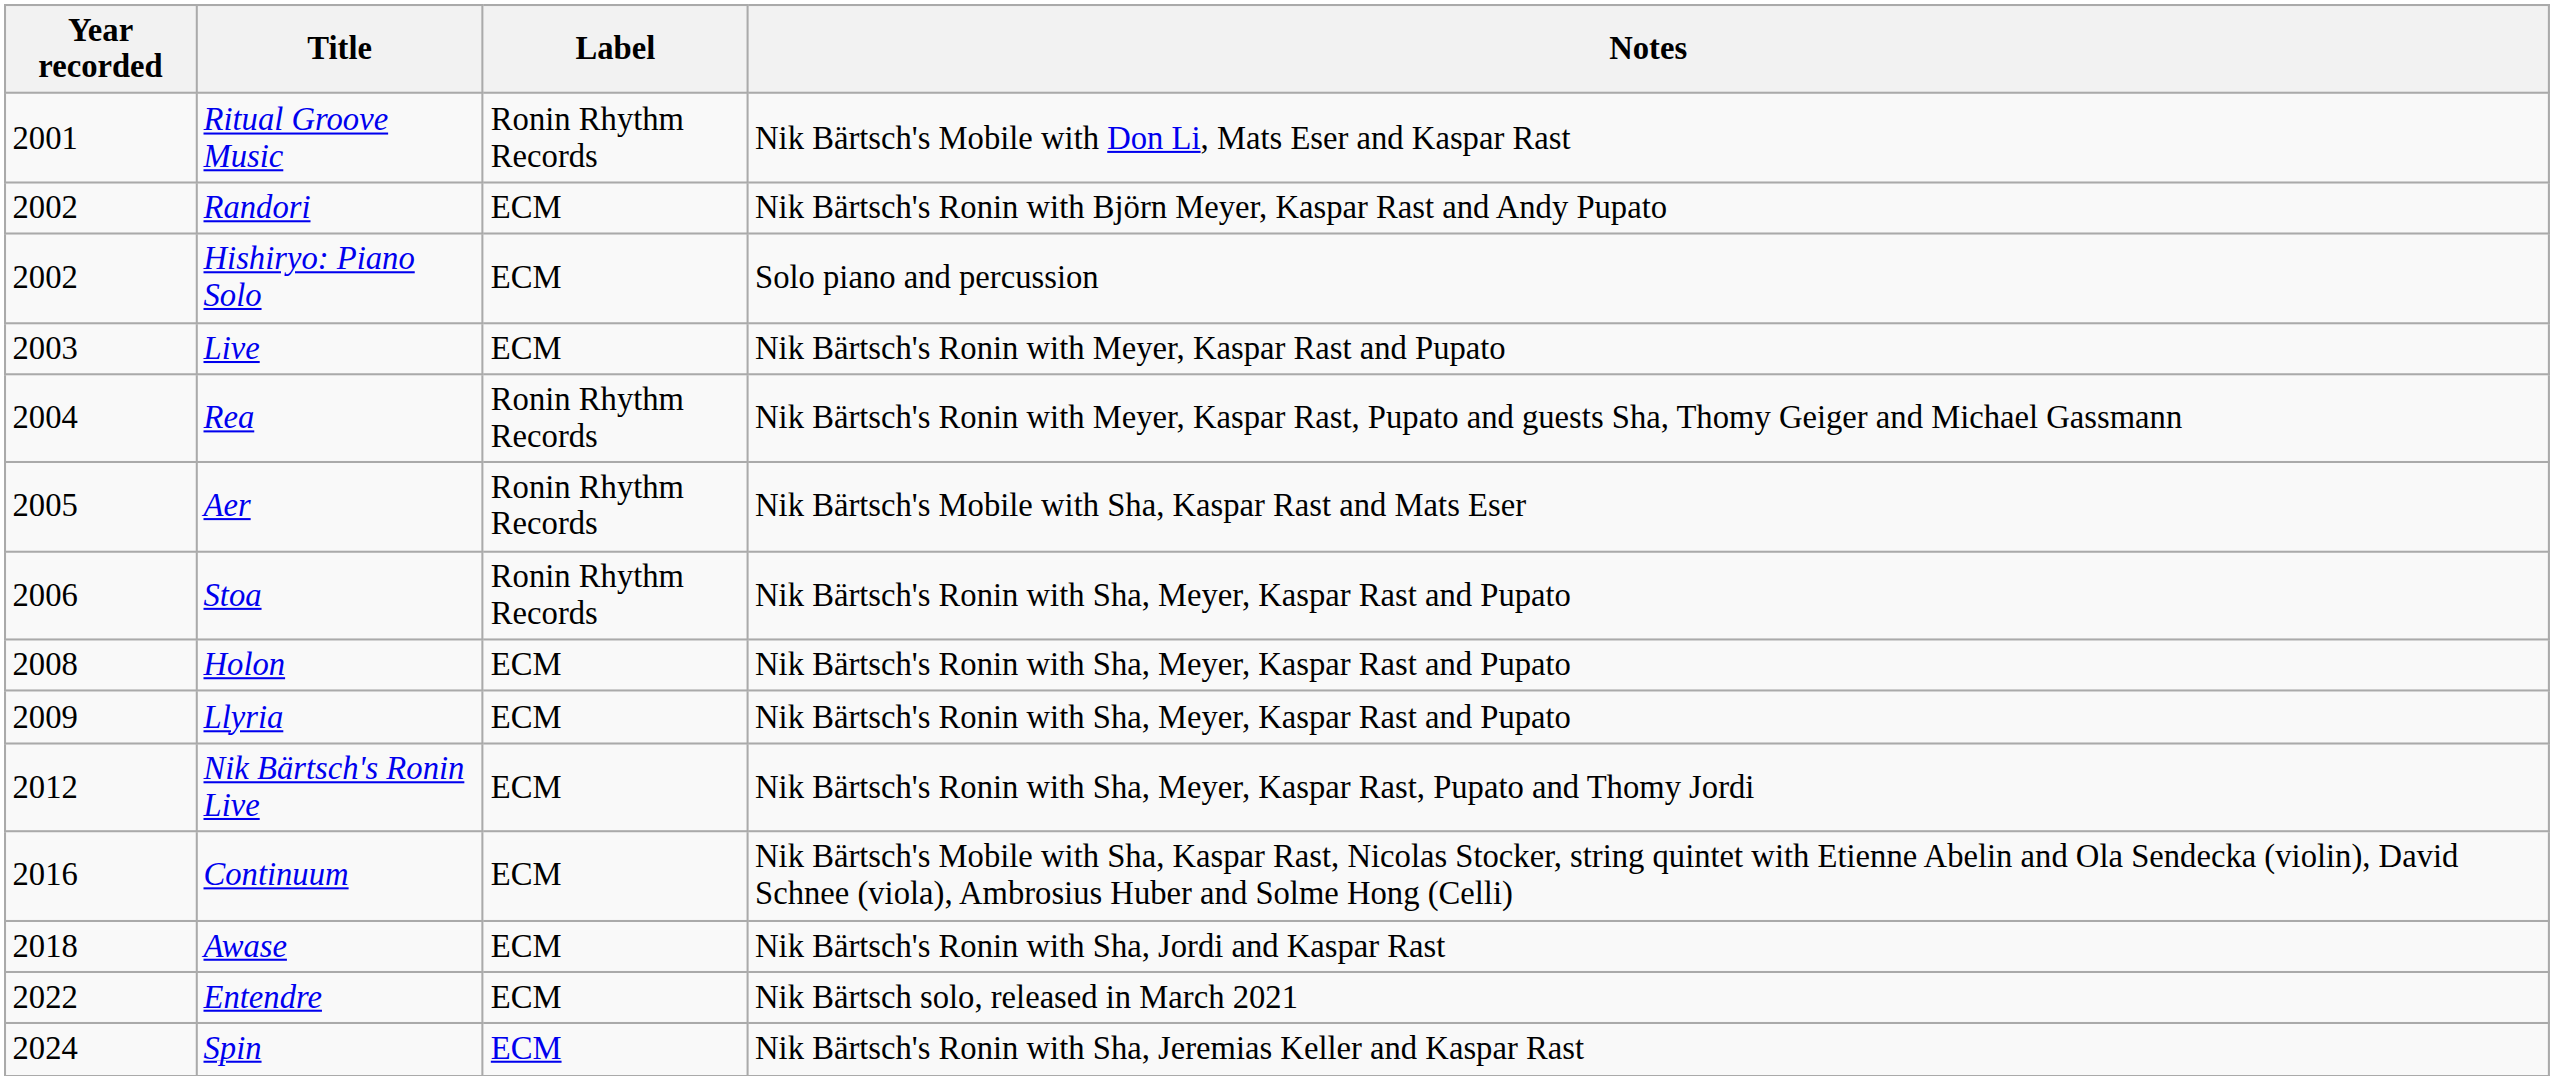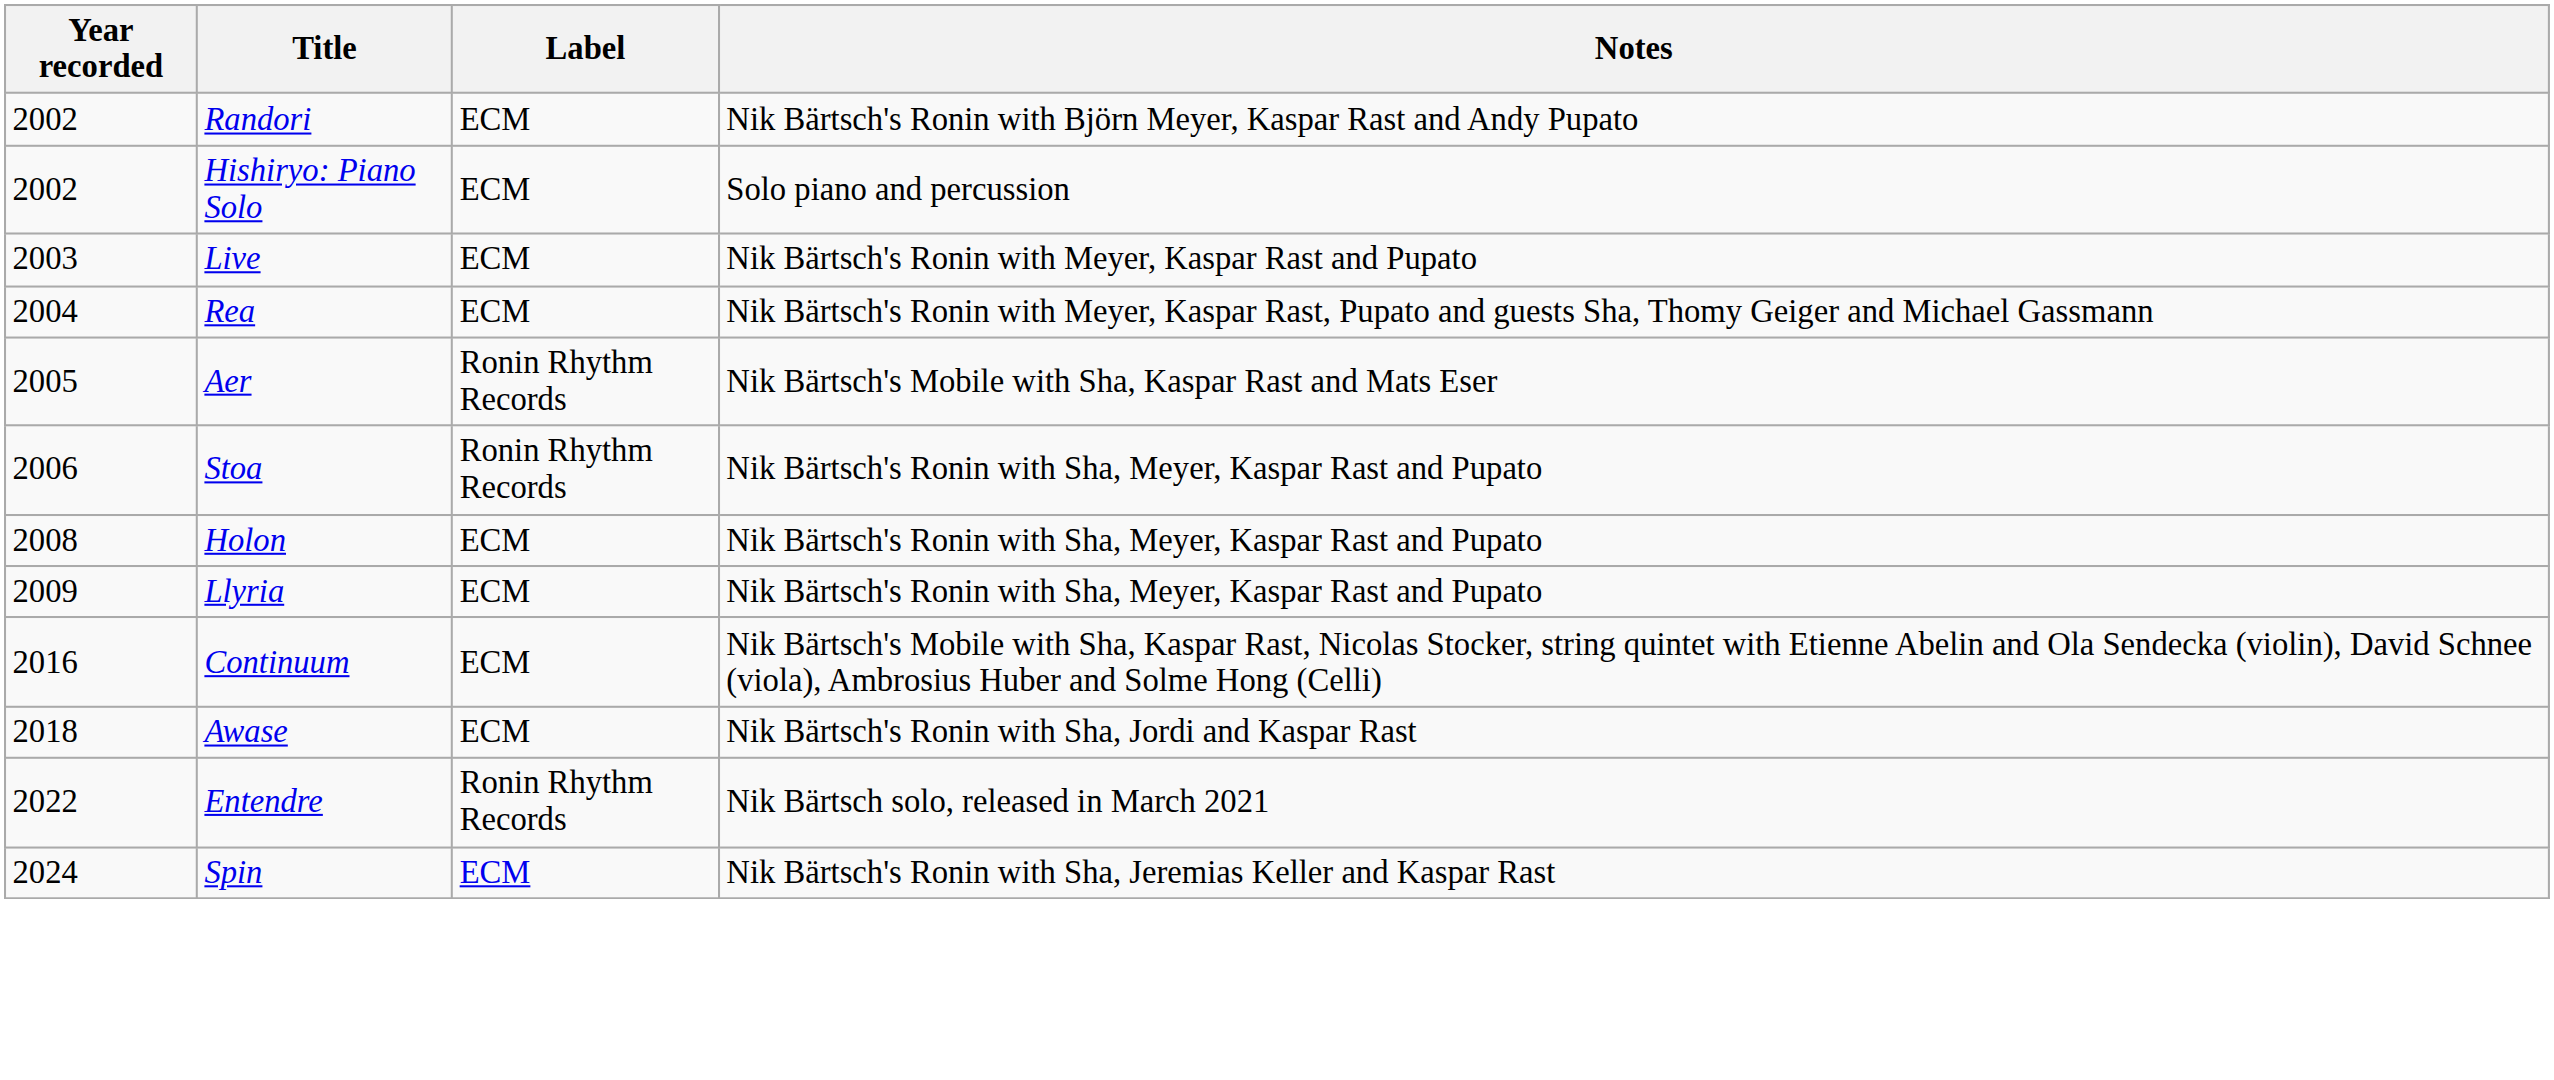- row: (296, 137)
(587, 417) Ronin Rhythm Records -> (495, 310) ECM
- row: (334, 786)
(526, 997) ECM -> (556, 801) Ronin Rhythm Records
